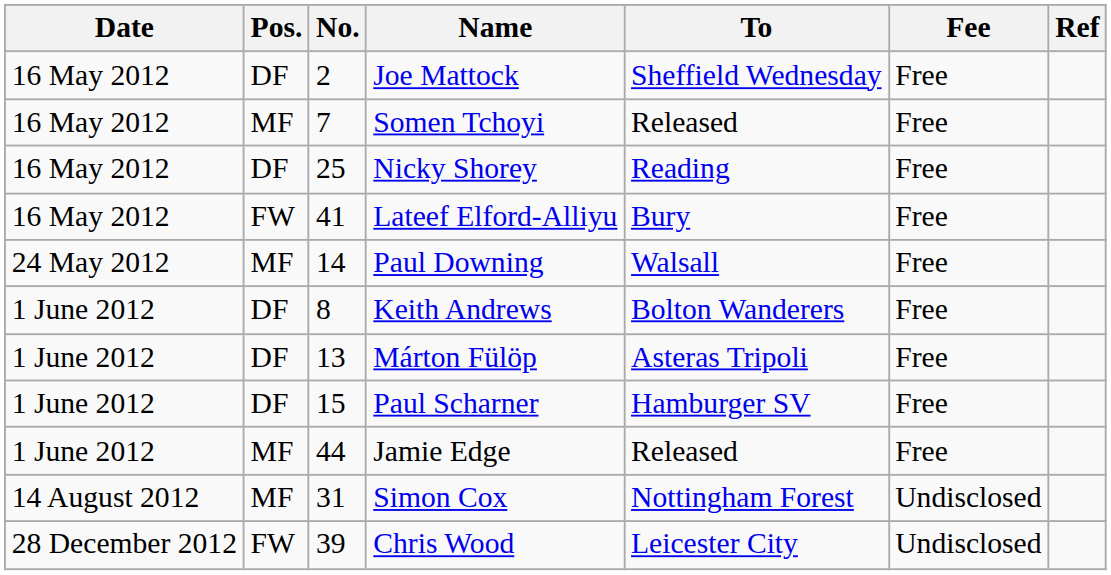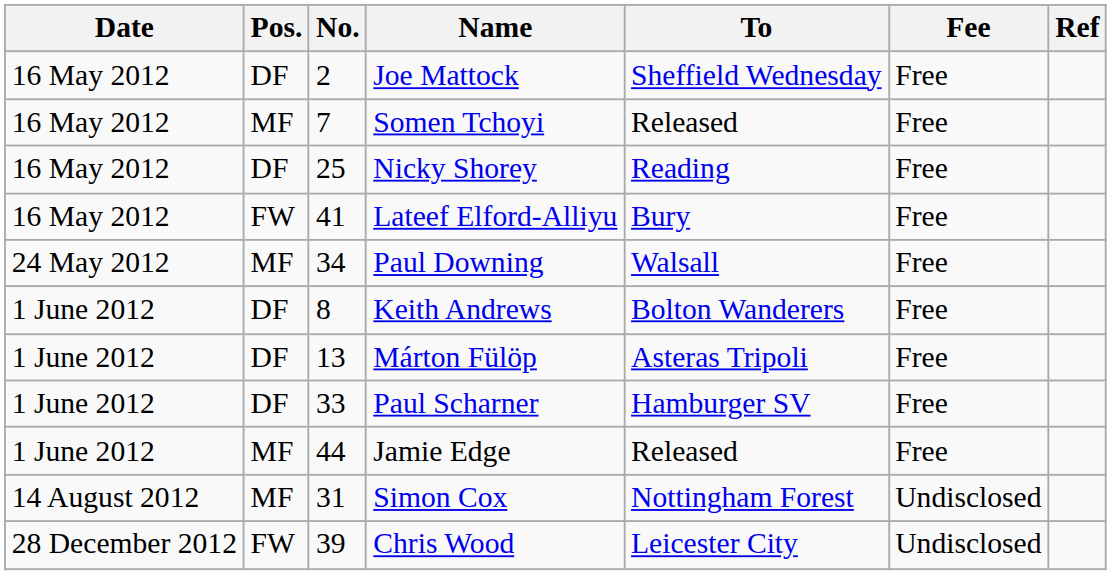(331, 262) 14 -> (331, 262) 34
(331, 403) 15 -> (331, 403) 33
